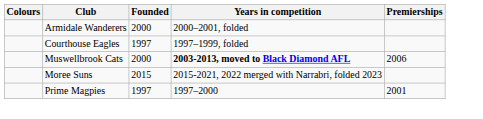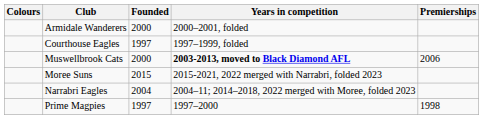+ row: (76, 91)
(396, 91) 2001 -> (430, 106) 1998
